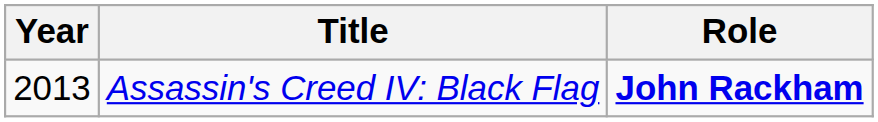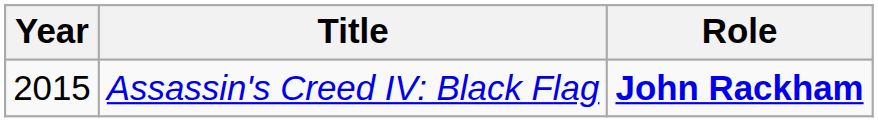(52, 87) 2013 -> (52, 87) 2015
